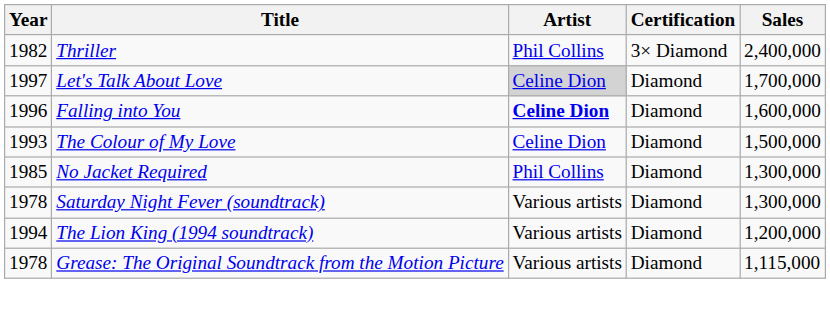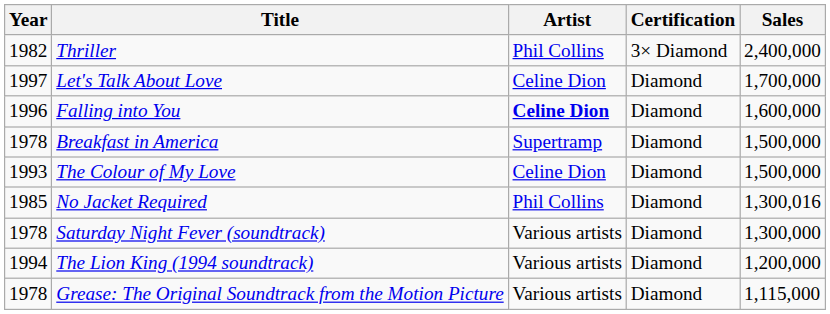(559, 80) lightgrey background -> (559, 80) no background
+ row: (137, 141)
(782, 171) 1,300,000 -> (782, 202) 1,300,016
